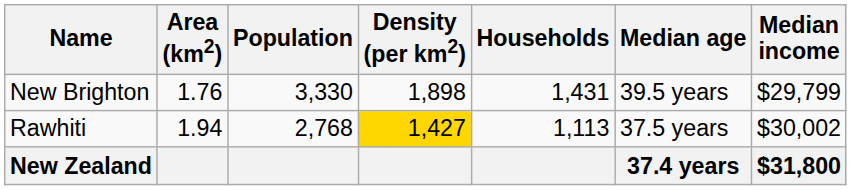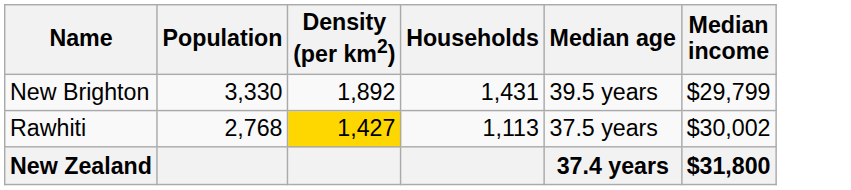- column: (192, 39)
(437, 92) 1,898 -> (366, 92) 1,892
